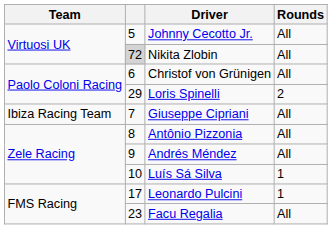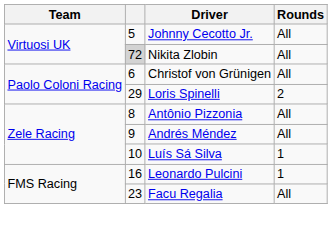- row: (198, 114)
(135, 193) 17 -> (135, 174) 16
